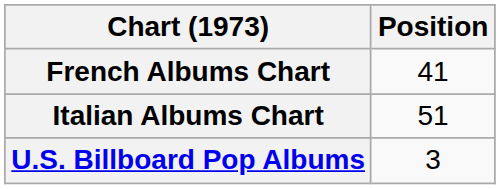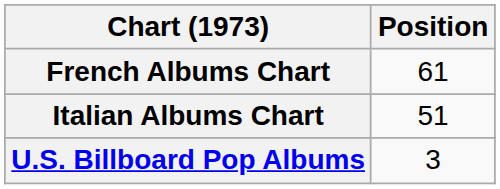(433, 71) 41 -> (433, 71) 61
